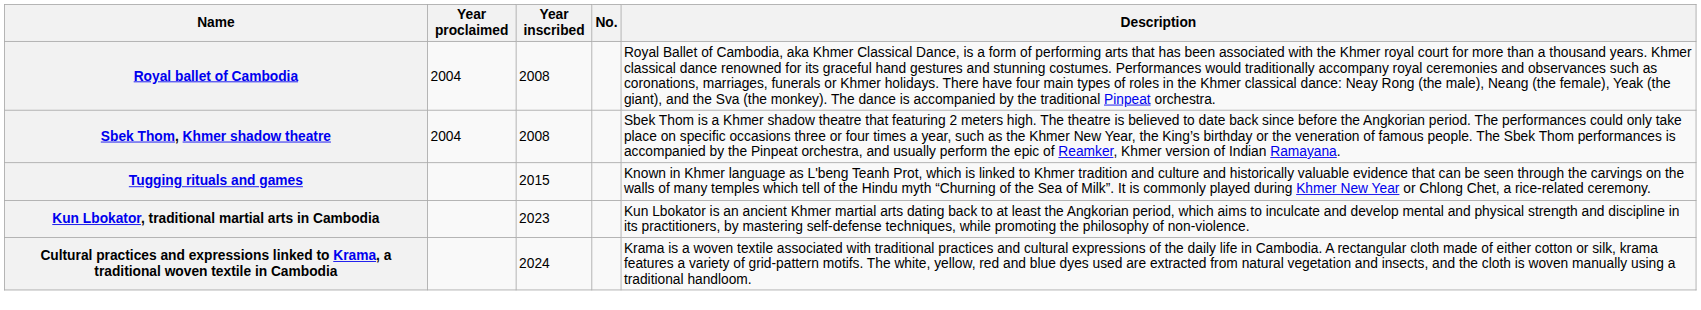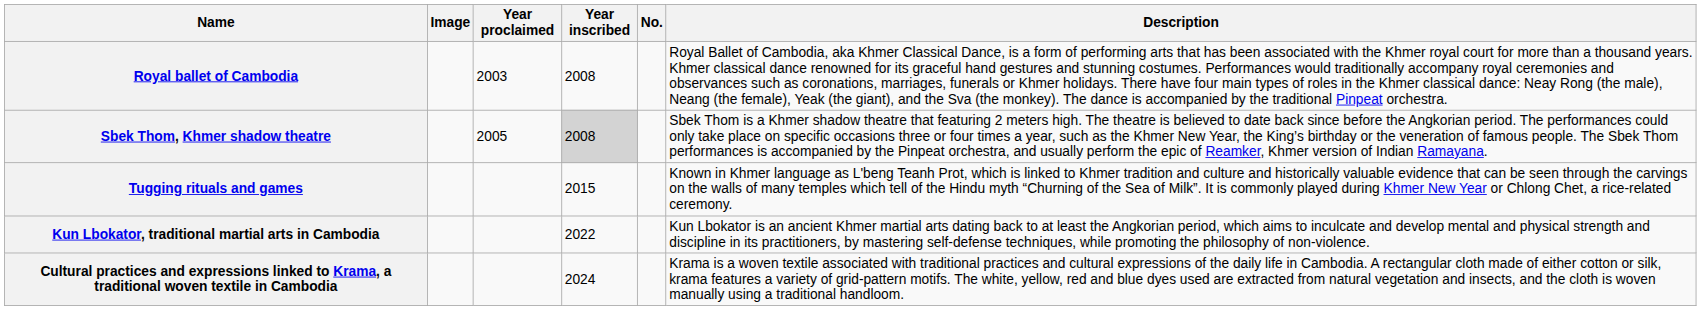+ column: (450, 23)
(446, 75) 2004 -> (492, 75) 2003
(446, 136) 2004 -> (492, 136) 2005
(534, 136) no background -> (580, 136) lightgrey background
(534, 218) 2023 -> (580, 234) 2022
